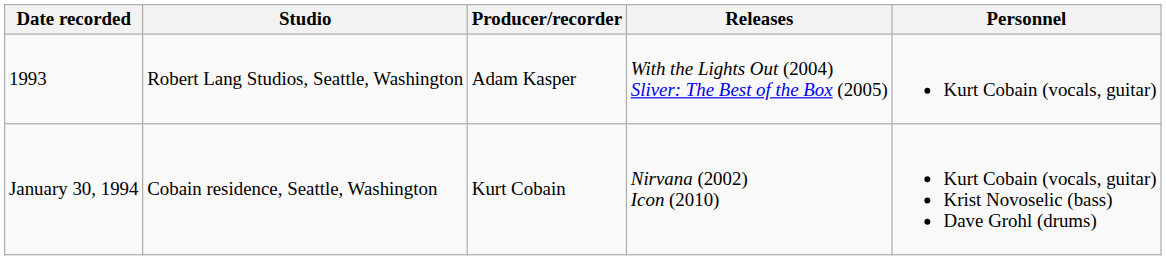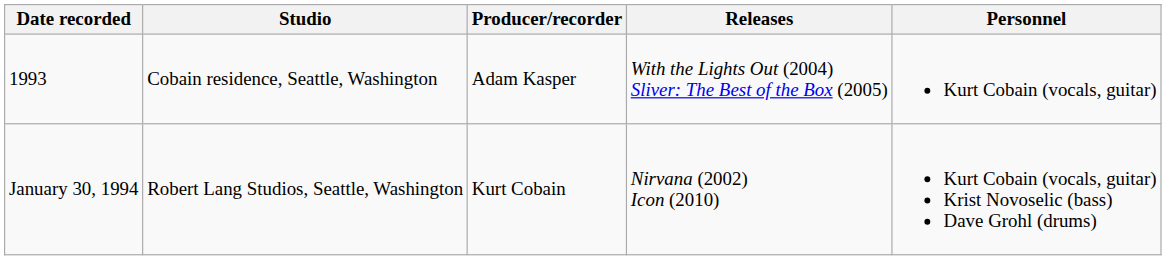(305, 78) Robert Lang Studios, Seattle, Washington -> (292, 78) Cobain residence, Seattle, Washington
(292, 189) Cobain residence, Seattle, Washington -> (305, 189) Robert Lang Studios, Seattle, Washington
